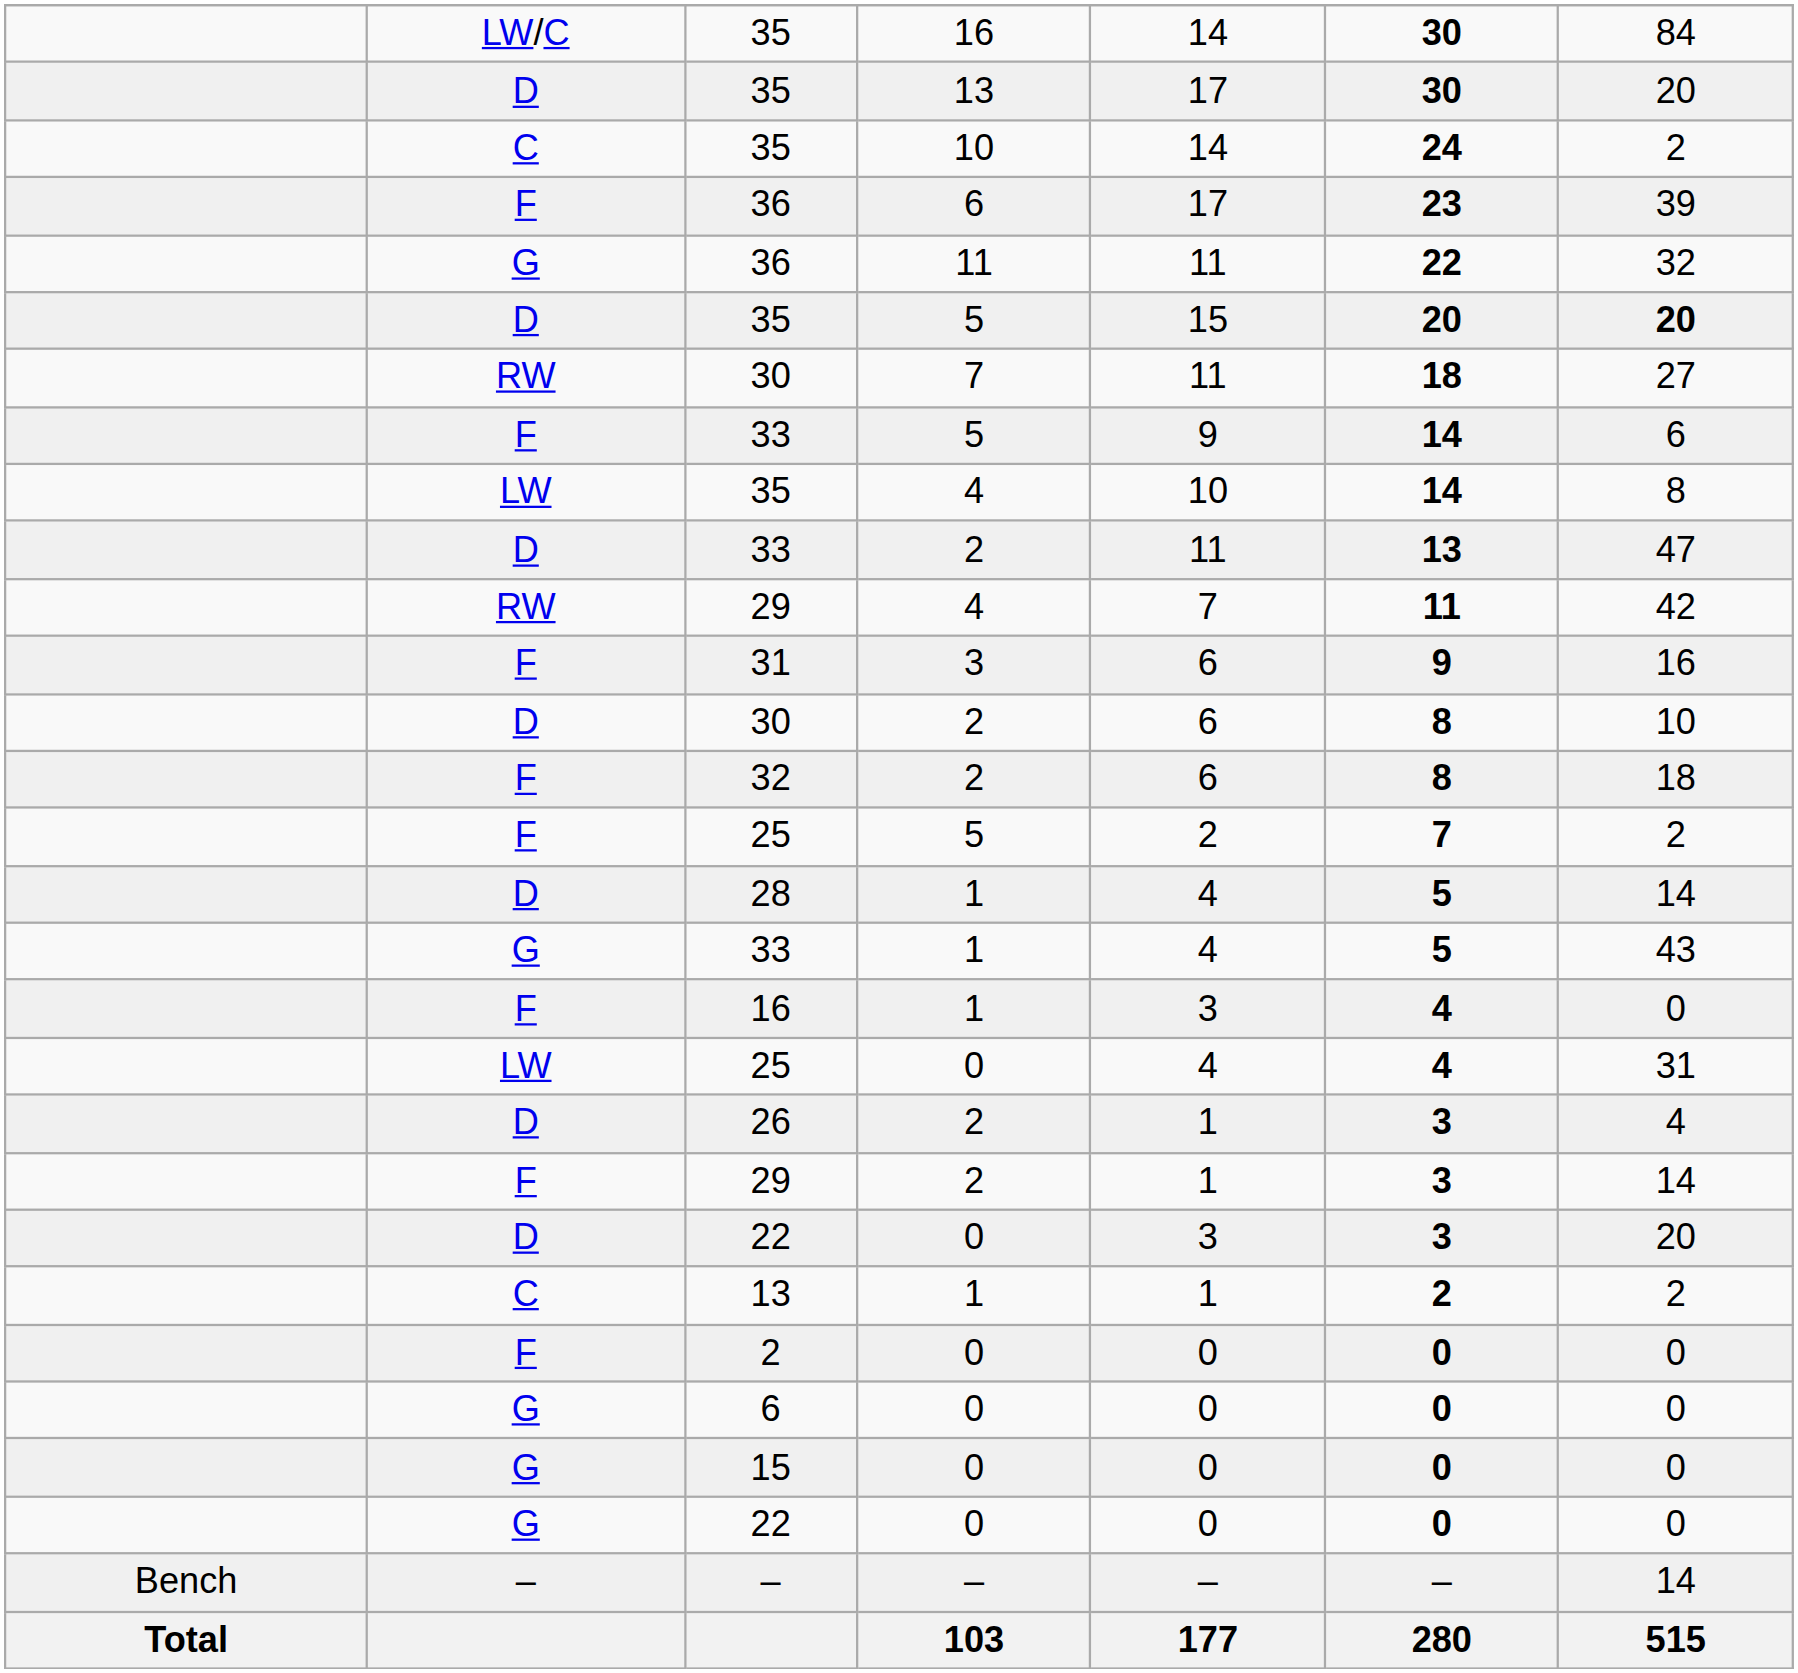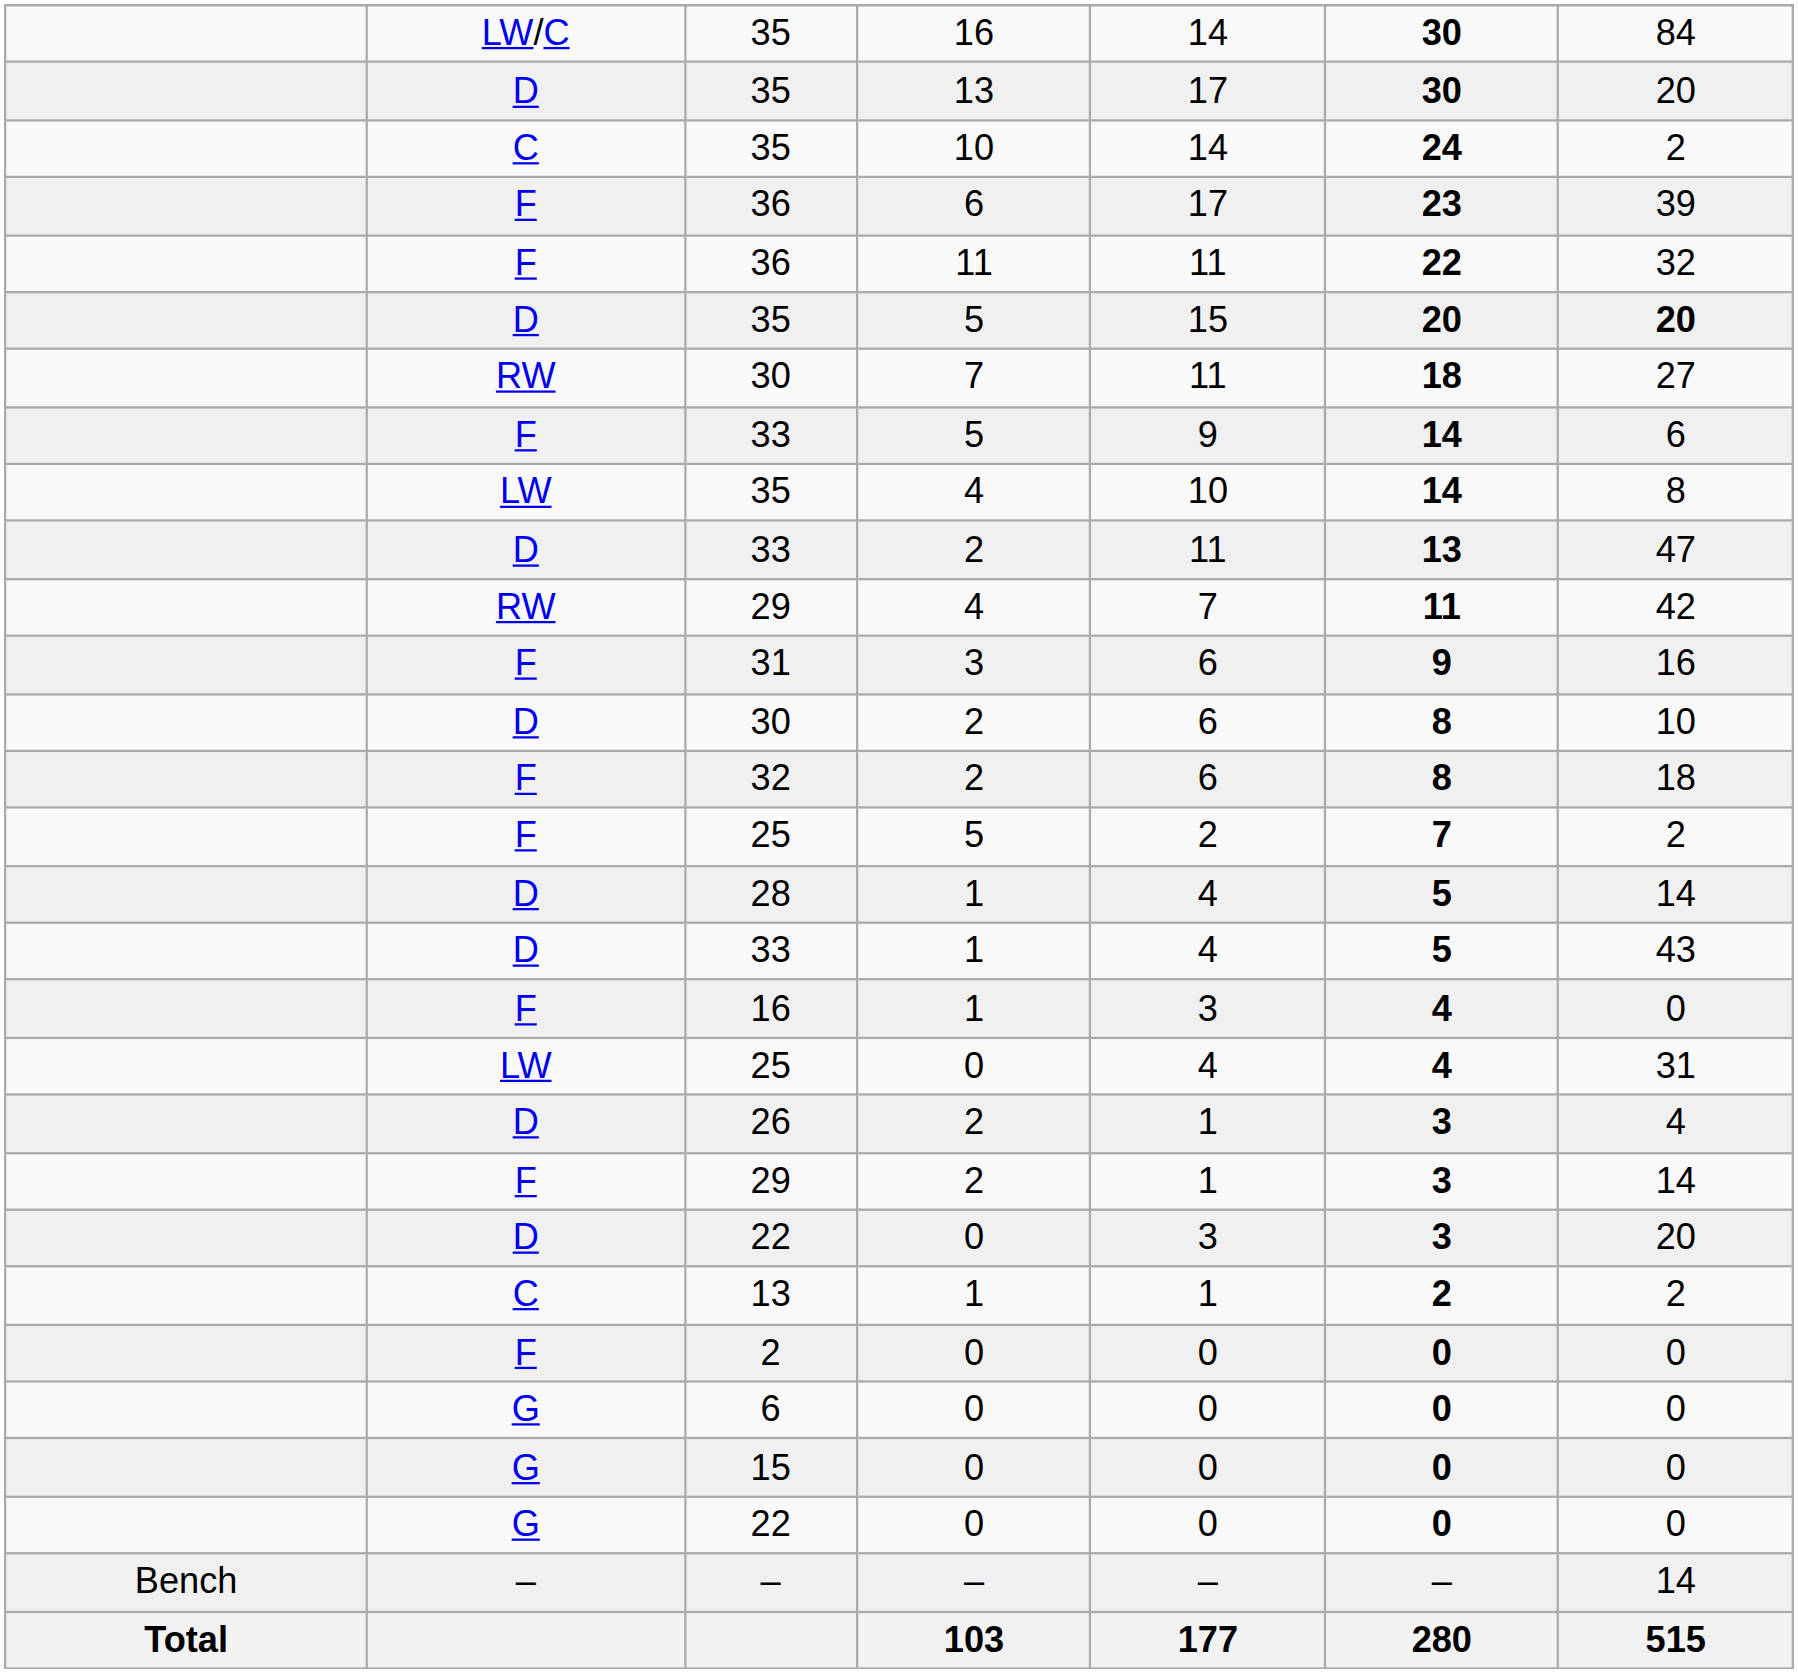(526, 262) G -> (526, 262) F
(526, 950) G -> (526, 950) D
